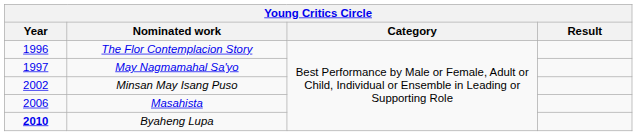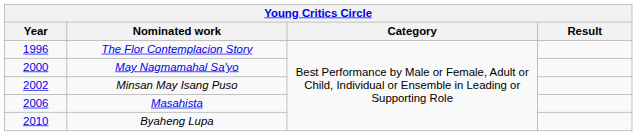(36, 67) 1997 -> (36, 67) 2000
(36, 121) bold -> (36, 121) normal
